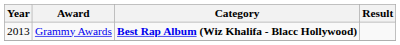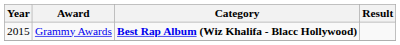(18, 31) 2013 -> (18, 31) 2015
